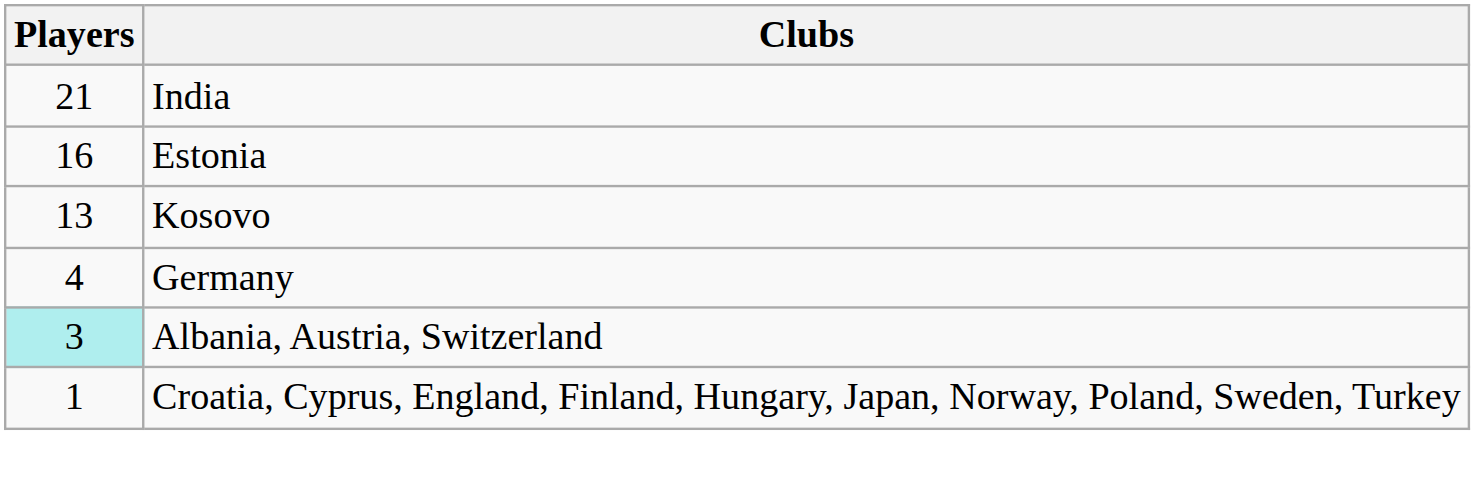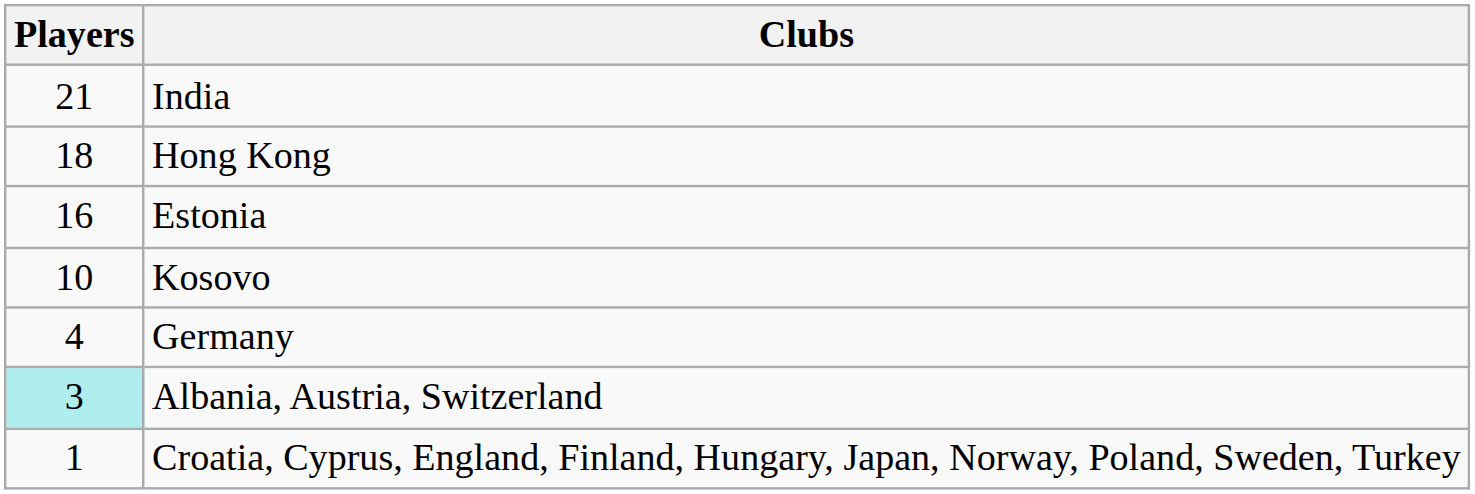+ row: (241, 155)
(74, 215) 13 -> (74, 276) 10
